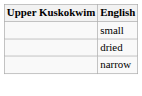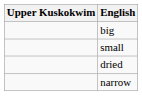+ row: (107, 30)
